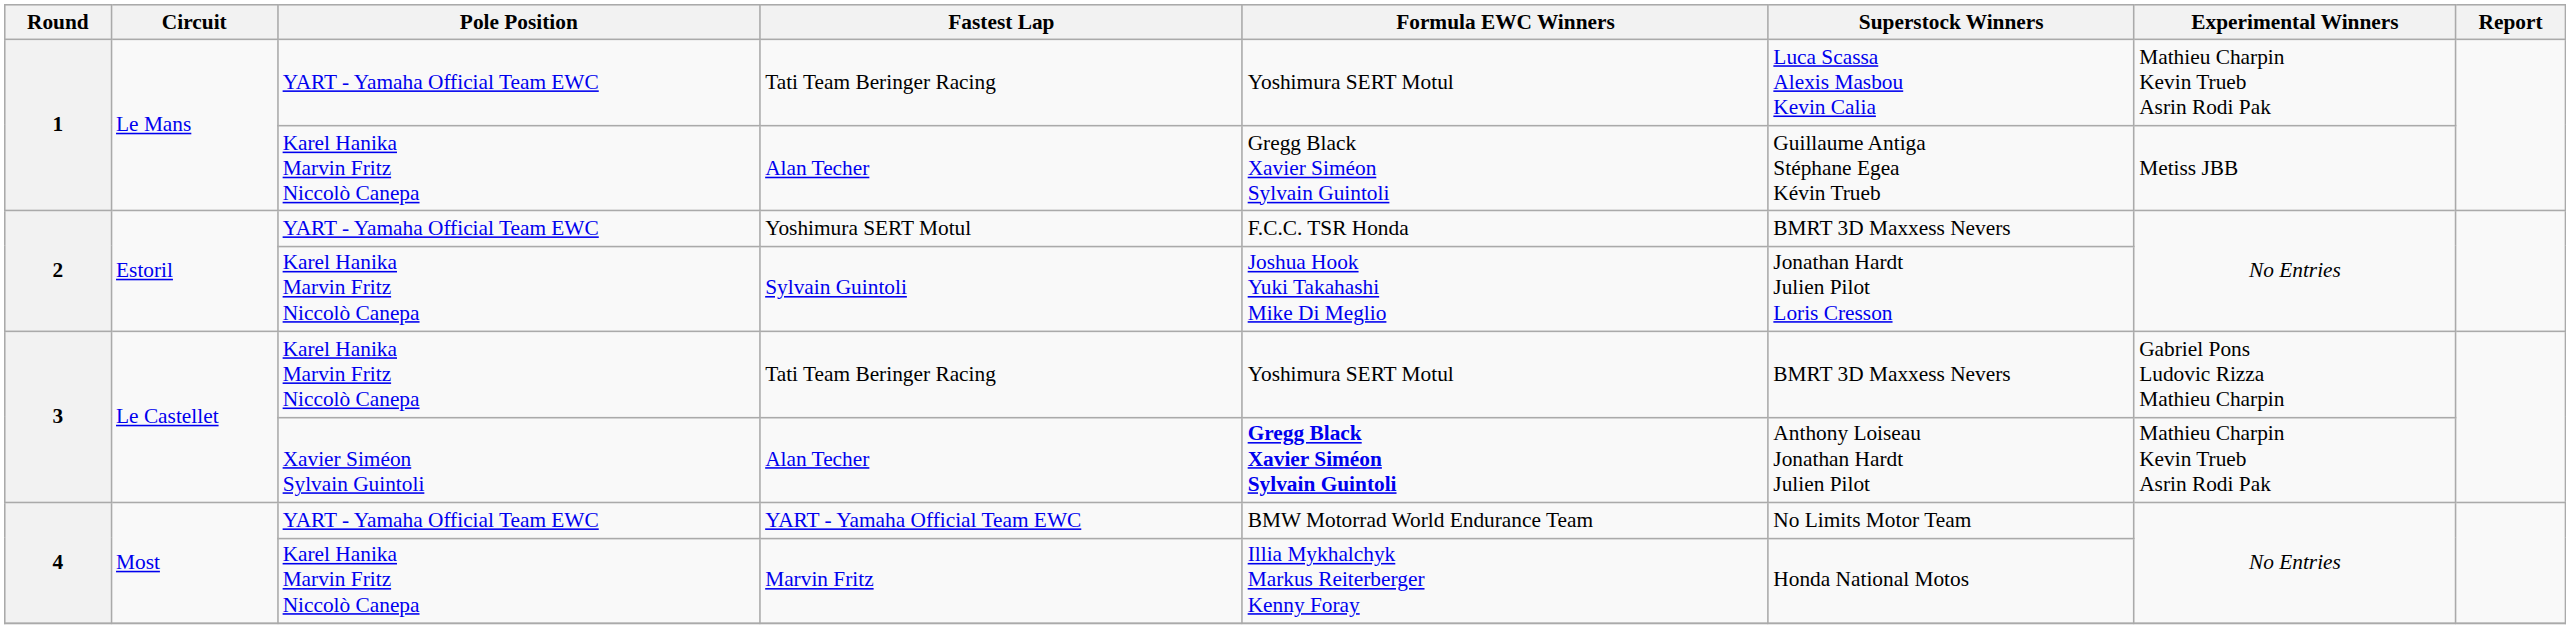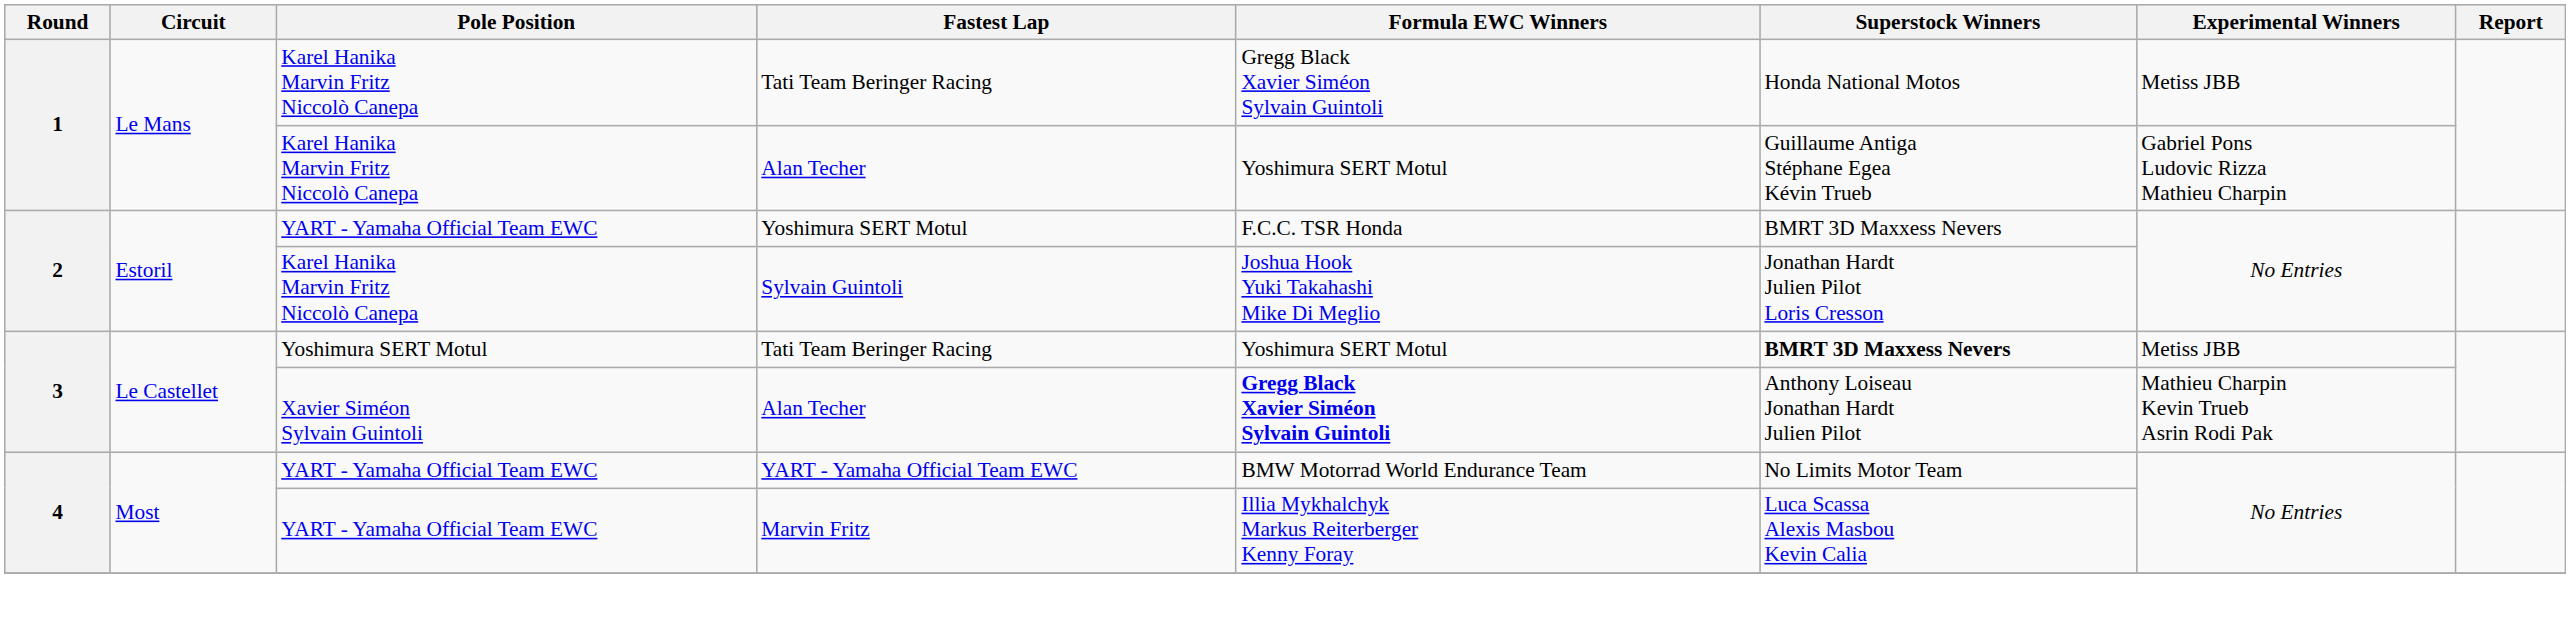(441, 82) YART - Yamaha Official Team EWC -> (350, 82) Karel Hanika Marvin Fritz Niccolò Canepa
(1351, 82) Yoshimura SERT Motul -> (1312, 82) Gregg Black Xavier Siméon Sylvain Guintoli
(1838, 82) Luca Scassa Alexis Masbou Kevin Calia -> (1862, 82) Honda National Motos
(2212, 82) Mathieu Charpin Kevin Trueb Asrin Rodi Pak -> (2191, 82) Metiss JBB
(1319, 167) Gregg Black Xavier Siméon Sylvain Guintoli -> (1344, 167) Yoshimura SERT Motul
(2189, 167) Metiss JBB -> (2214, 167) Gabriel Pons Ludovic Rizza Mathieu Charpin
(351, 373) Karel Hanika Marvin Fritz Niccolò Canepa -> (384, 348) Yoshimura SERT Motul
(1892, 373) normal -> (1887, 348) bold
(2212, 373) Gabriel Pons Ludovic Rizza Mathieu Charpin -> (2191, 348) Metiss JBB
(351, 579) Karel Hanika Marvin Fritz Niccolò Canepa -> (439, 529) YART - Yamaha Official Team EWC
(1871, 579) Honda National Motos -> (1829, 529) Luca Scassa Alexis Masbou Kevin Calia
